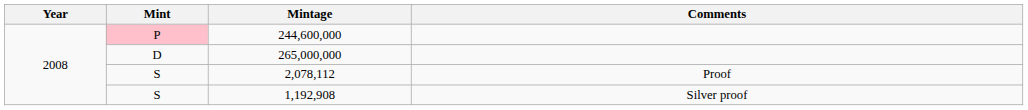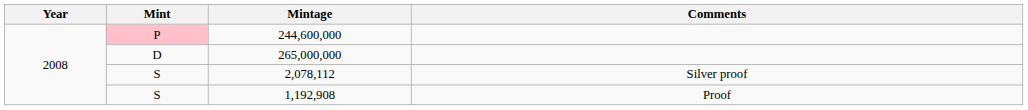(717, 74) Proof -> (717, 74) Silver proof
(717, 94) Silver proof -> (717, 94) Proof
